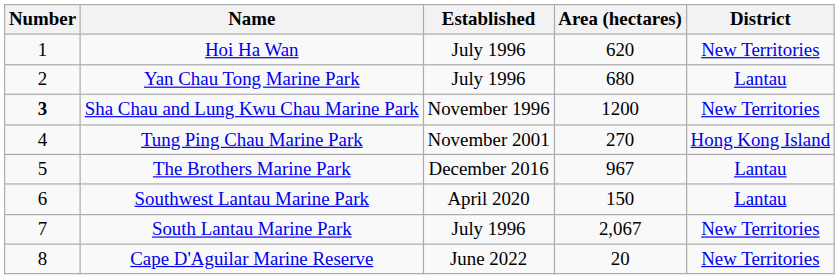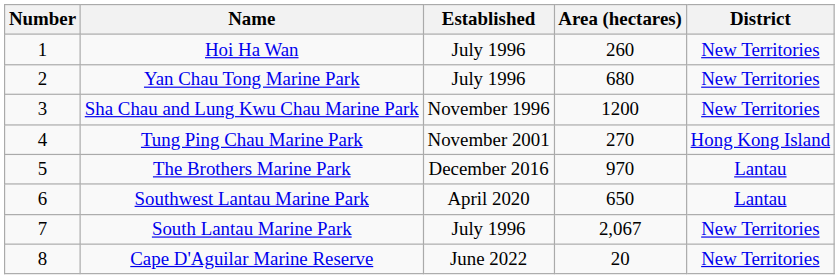(620, 49) 620 -> (620, 49) 260
(760, 79) Lantau -> (760, 79) New Territories
(42, 109) bold -> (42, 109) normal
(620, 169) 967 -> (620, 169) 970
(620, 199) 150 -> (620, 199) 650
